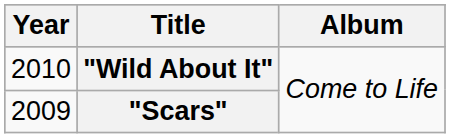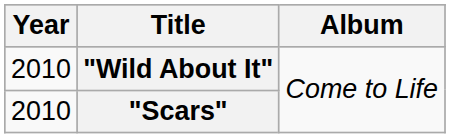(41, 111) 2009 -> (41, 111) 2010
